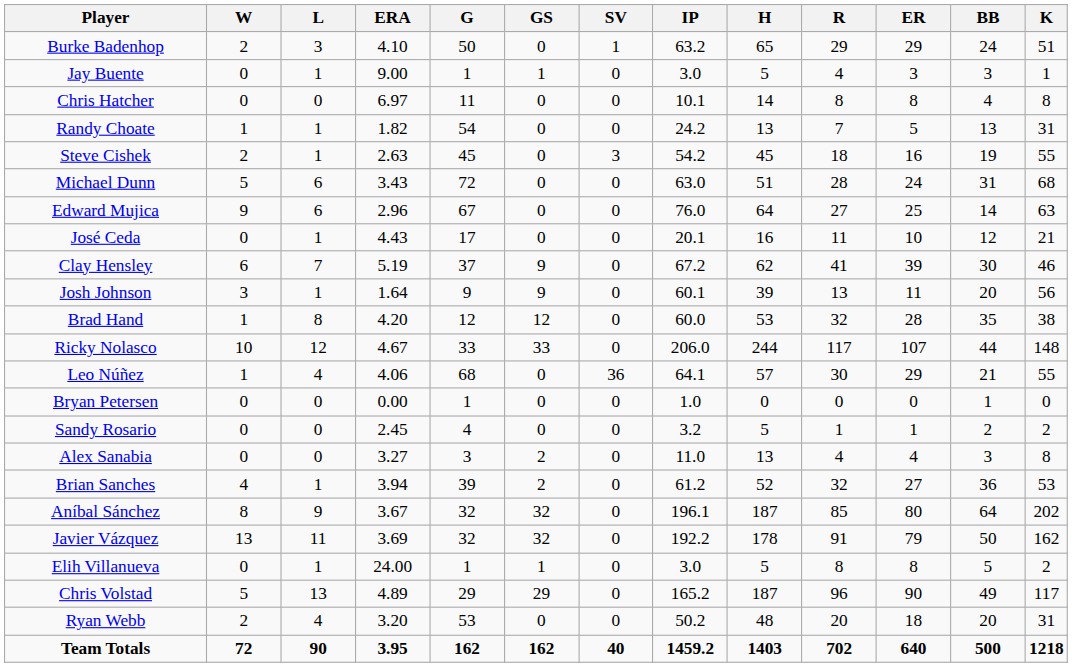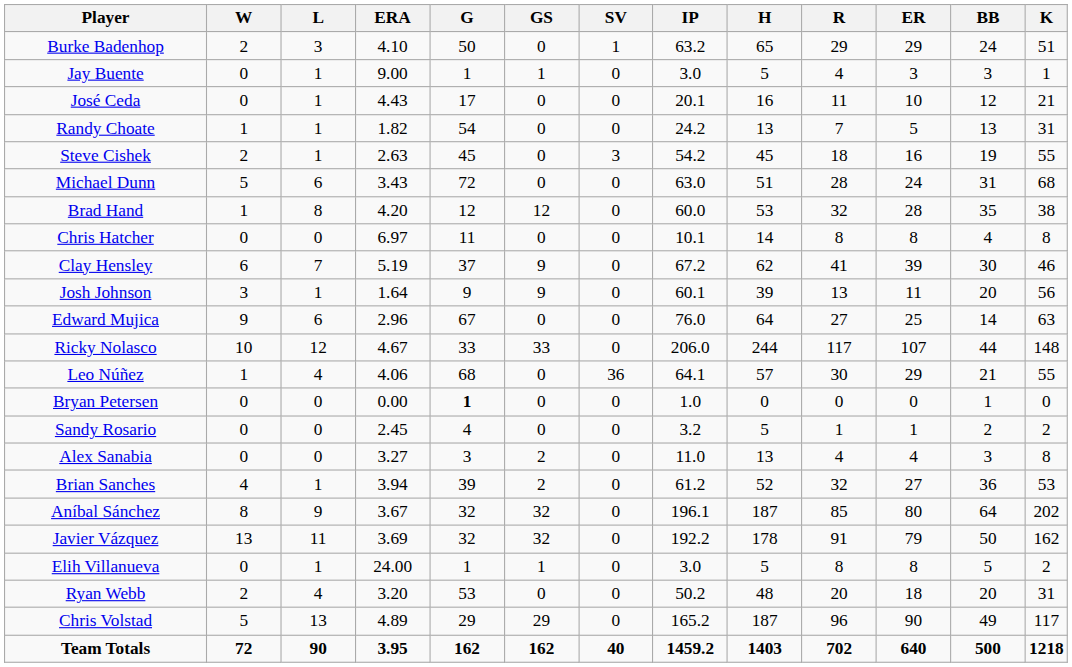rows swapped: (106, 237) <-> (106, 100)
rows swapped: (106, 319) <-> (106, 210)
(467, 401) normal -> (467, 401) bold
rows swapped: (106, 593) <-> (106, 621)
